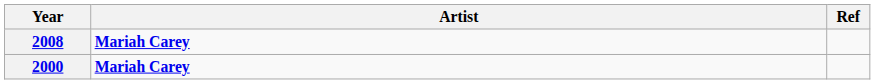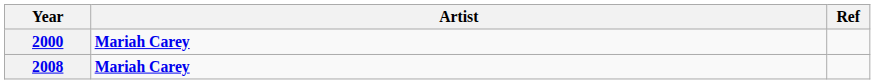rows swapped: (48, 66) <-> (48, 41)
